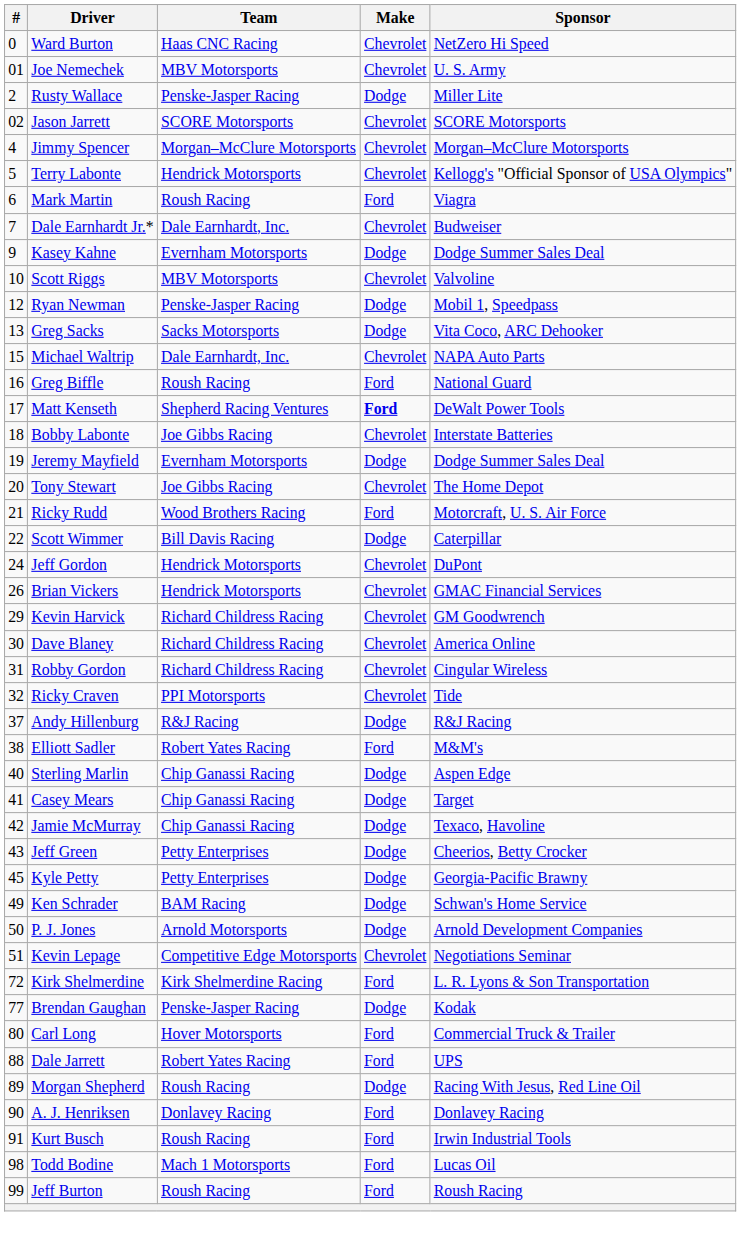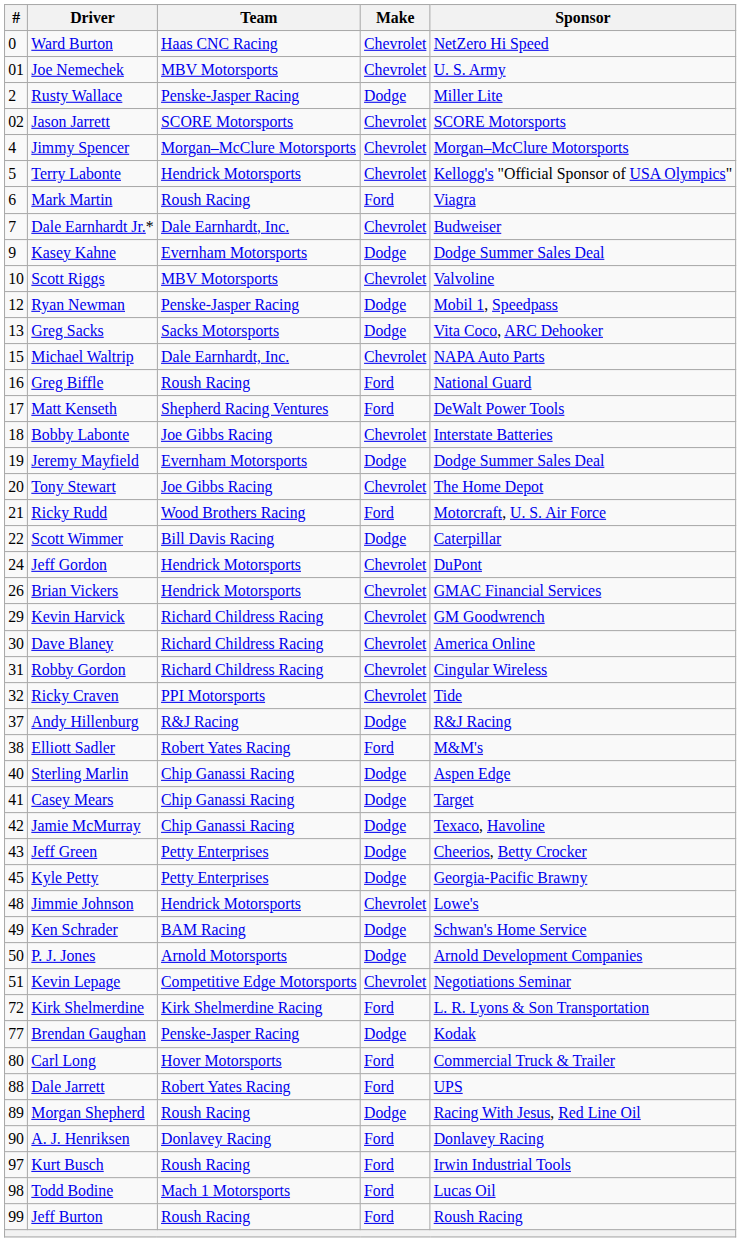(381, 408) bold -> (379, 408) normal
+ row: (82, 903)
(16, 1138) 91 -> (16, 1164) 97
